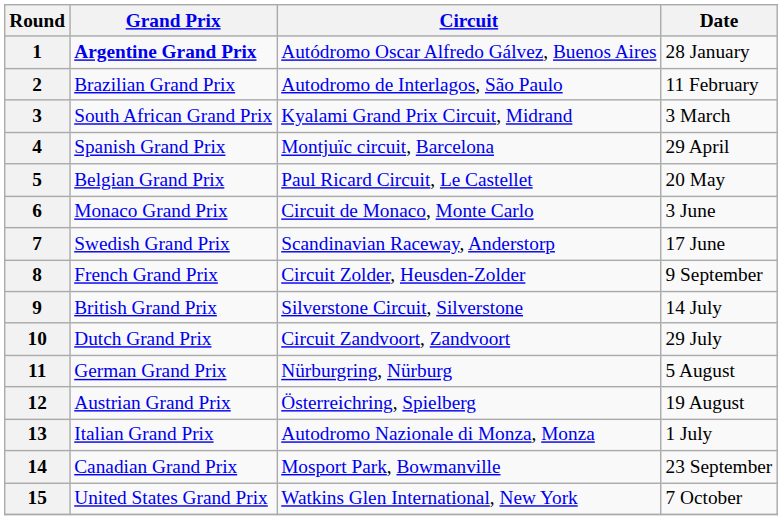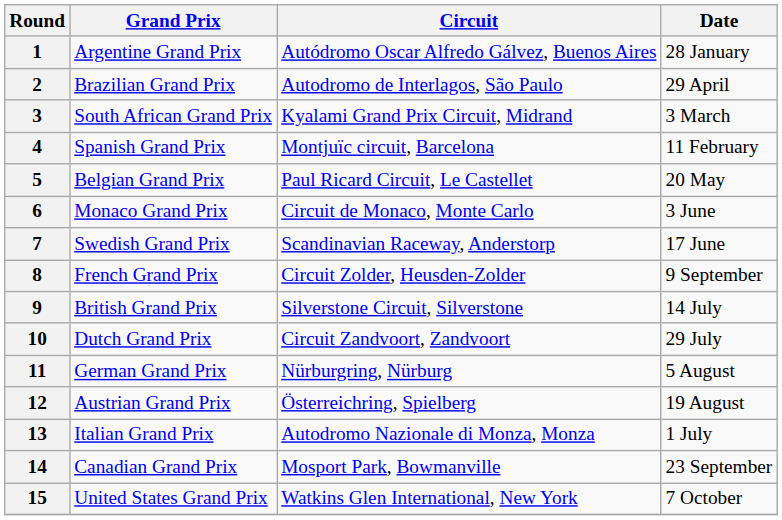(165, 51) bold -> (158, 51) normal
(712, 83) 11 February -> (698, 83) 29 April
(698, 147) 29 April -> (712, 147) 11 February
